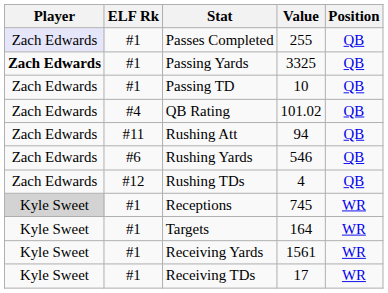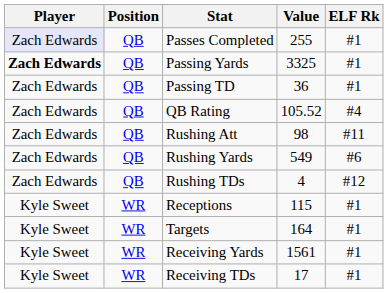columns swapped: (354, 16) <-> (133, 16)
(301, 87) 10 -> (301, 87) 36
(301, 110) 101.02 -> (301, 110) 105.52
(301, 134) 94 -> (301, 134) 98
(301, 157) 546 -> (301, 157) 549
(54, 205) lightgrey background -> (54, 205) no background
(301, 205) 745 -> (301, 205) 115
